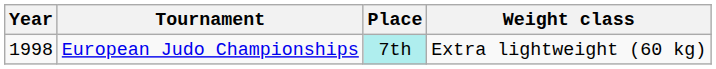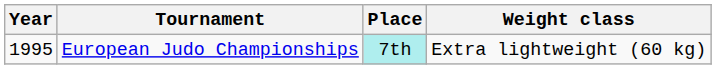(31, 50) 1998 -> (31, 50) 1995
